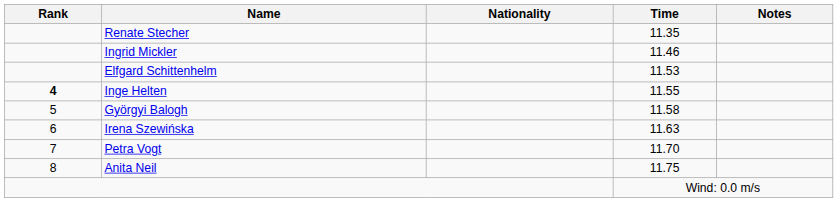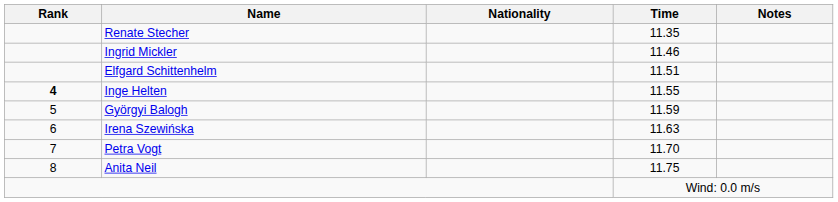(665, 71) 11.53 -> (665, 71) 11.51
(665, 110) 11.58 -> (665, 110) 11.59
